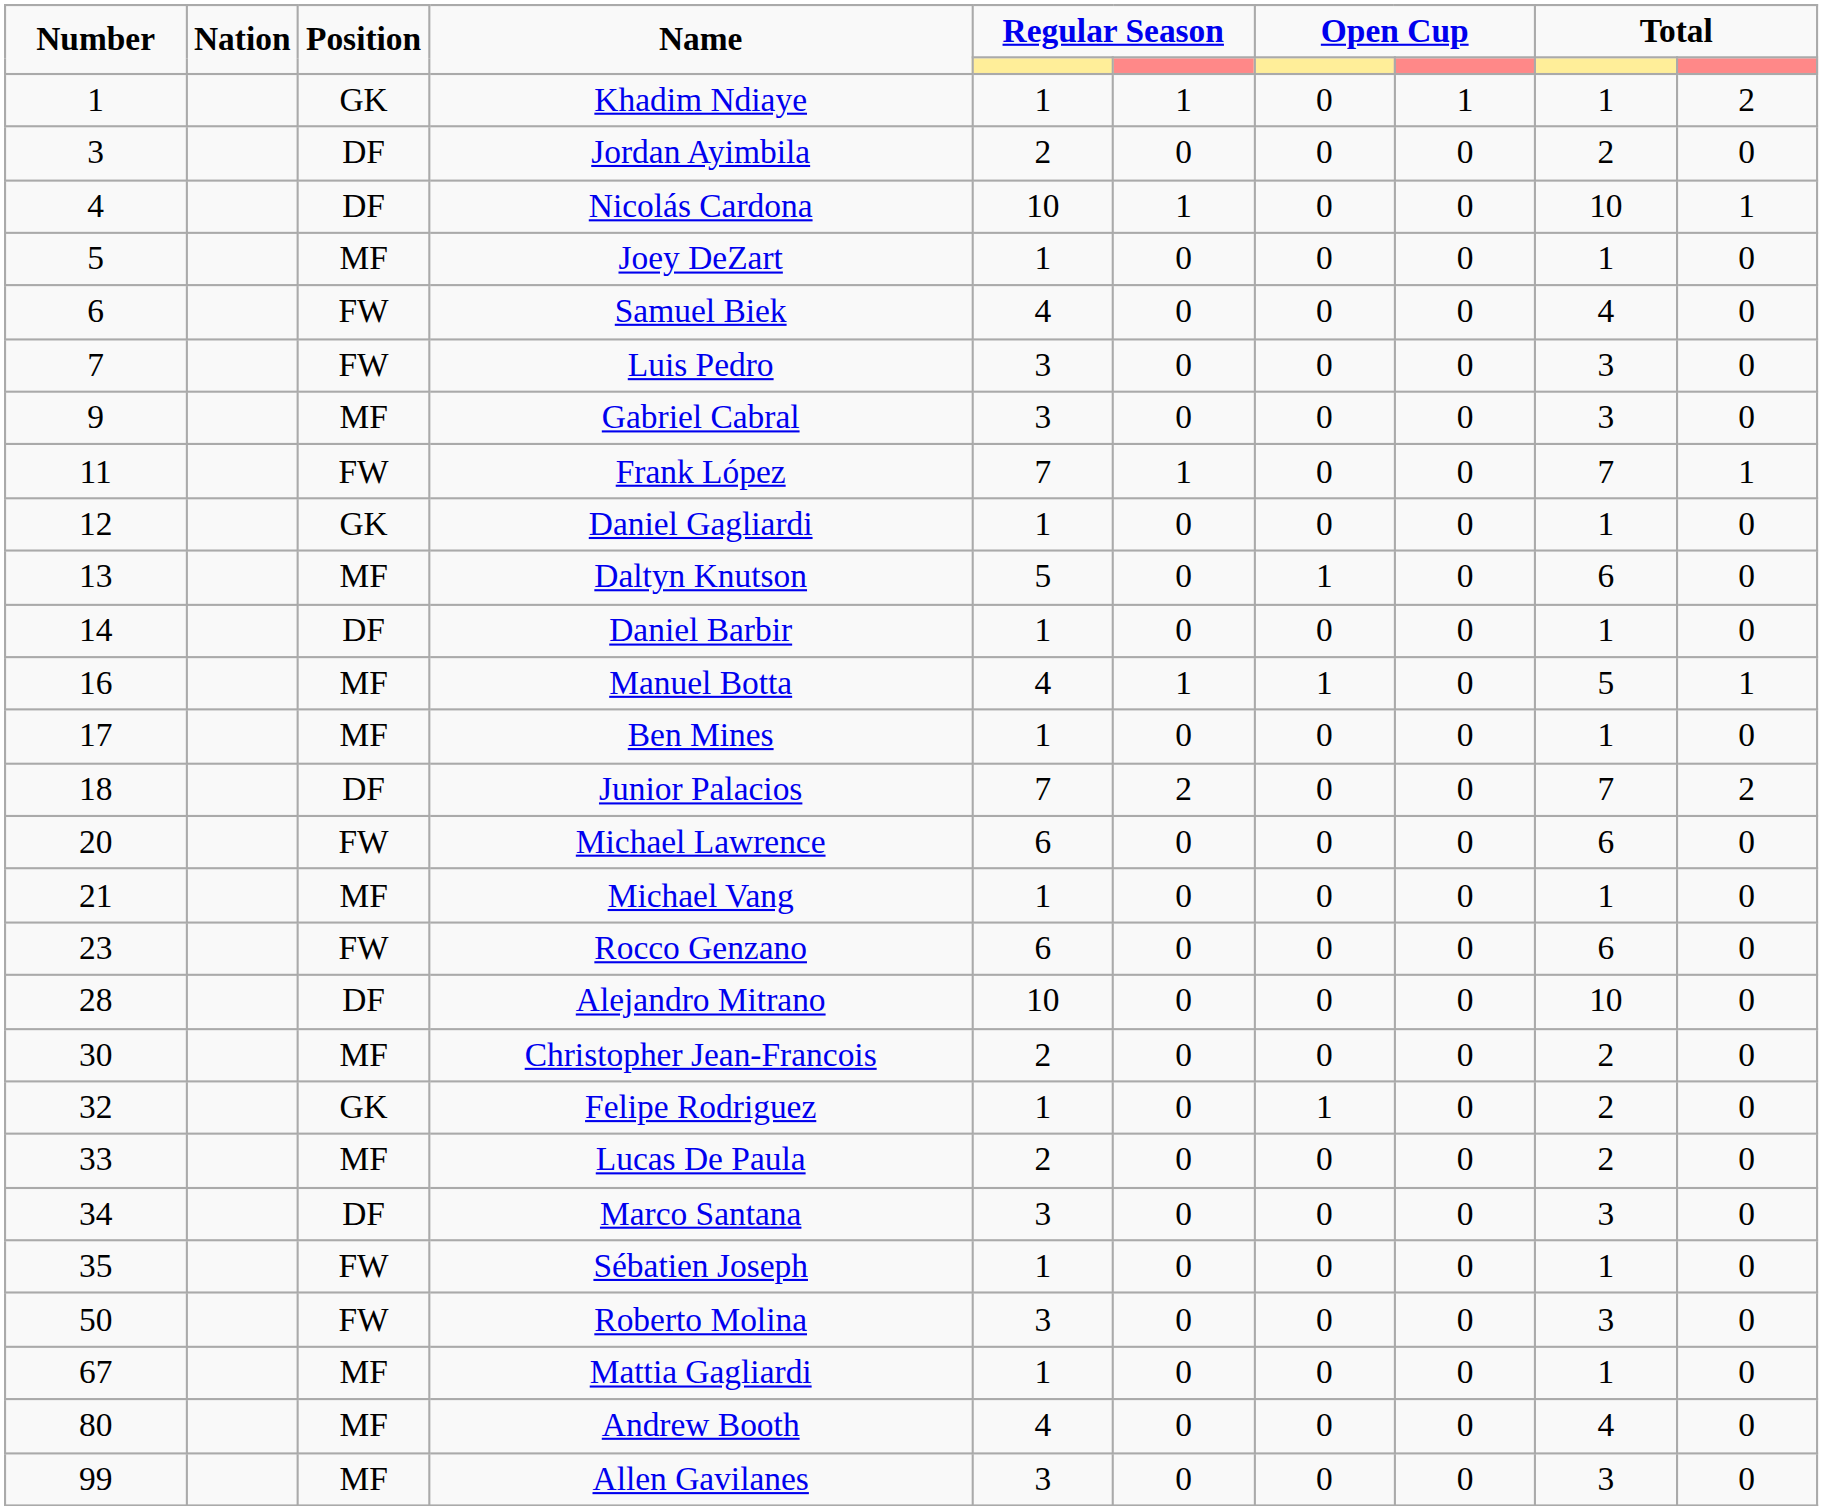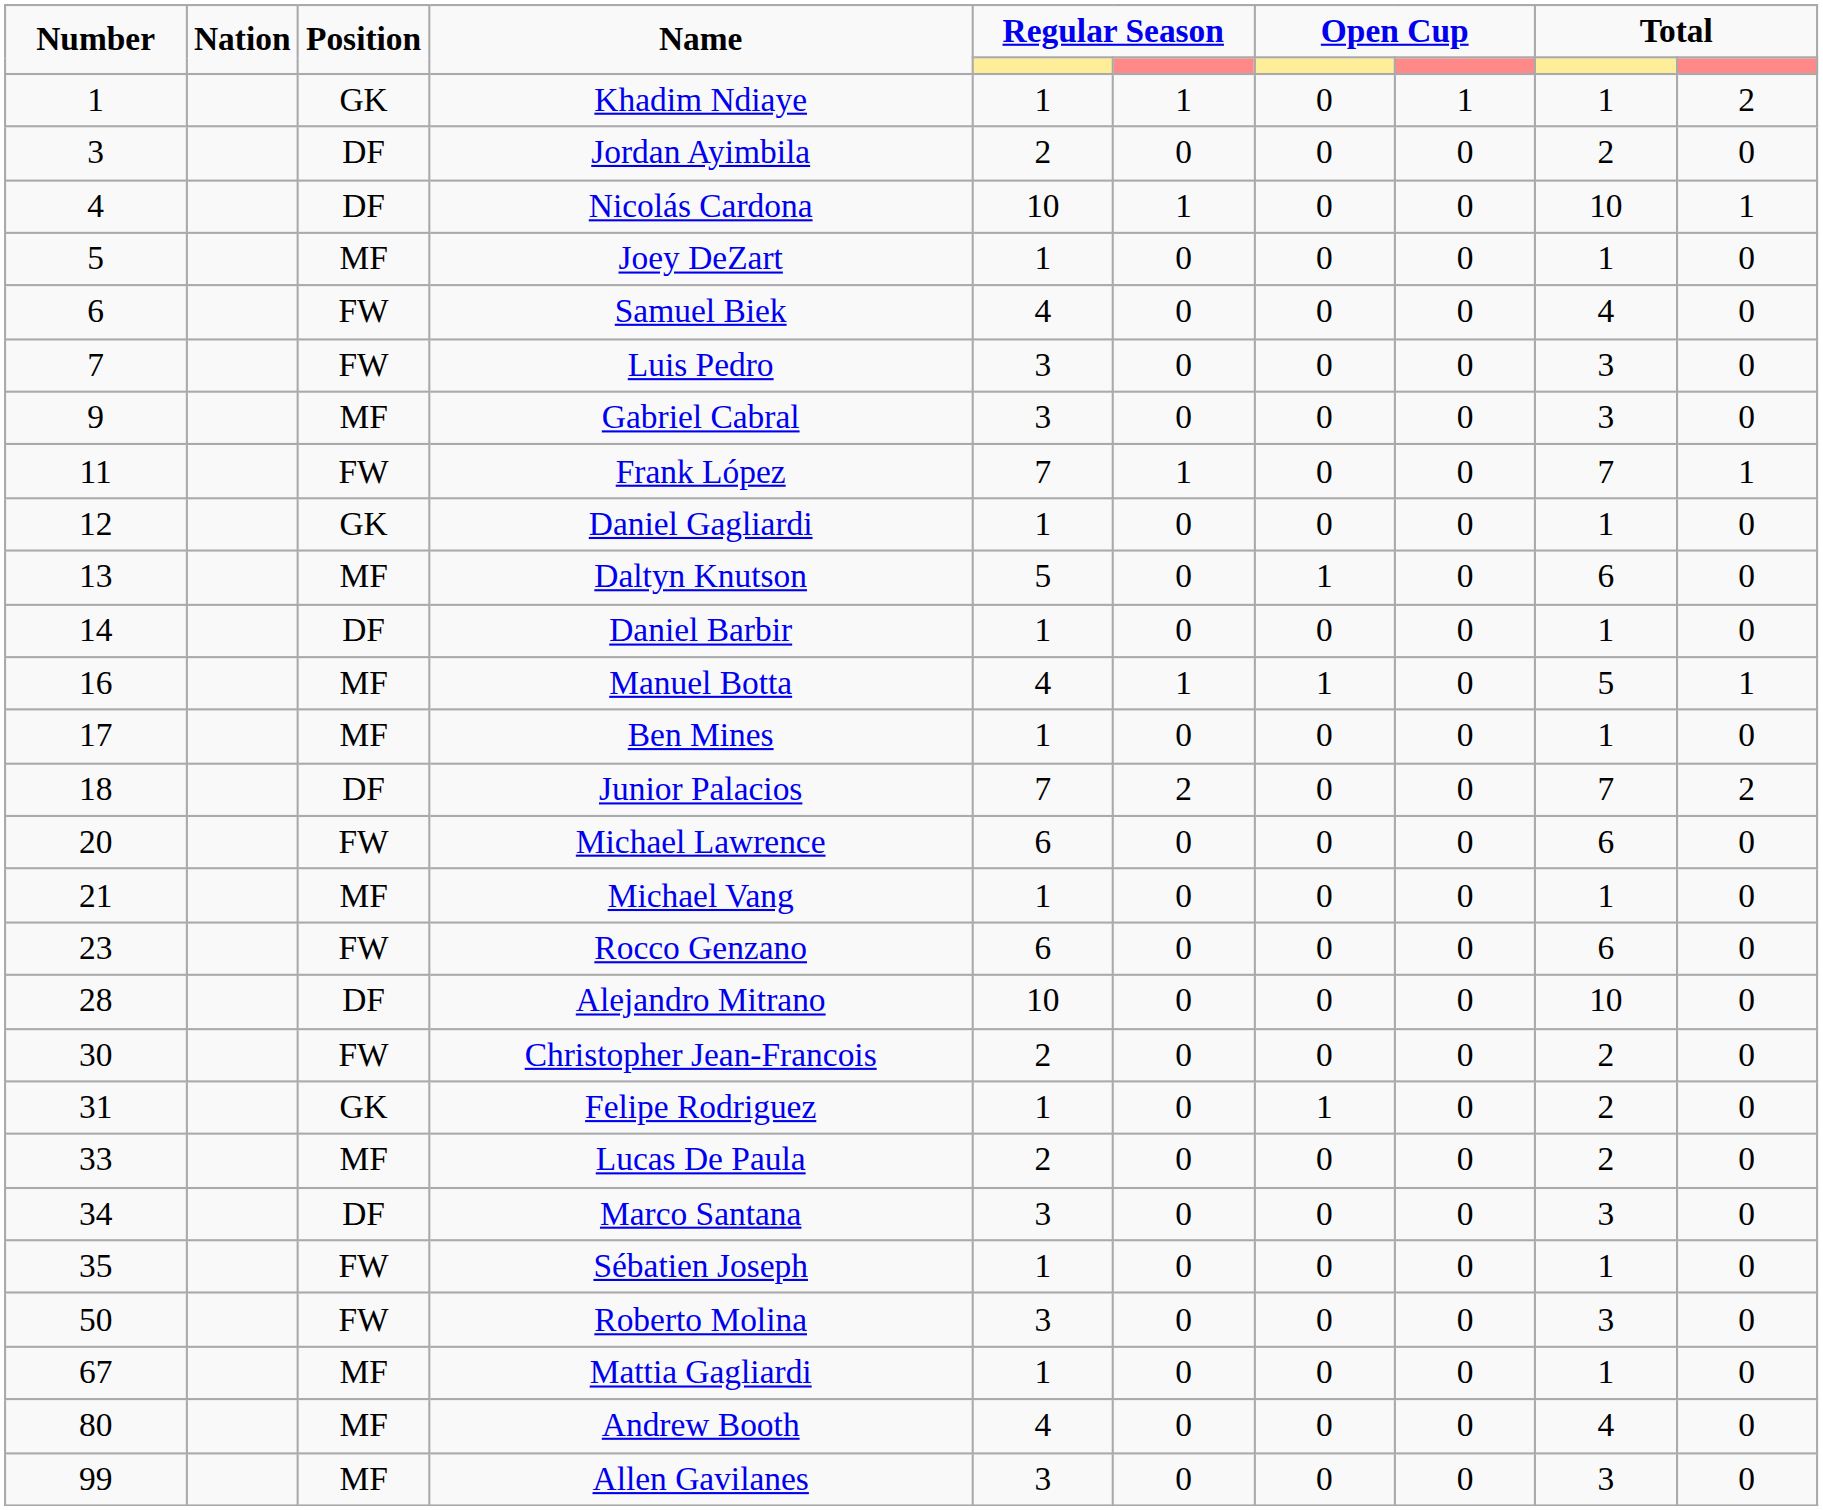(364, 1054) MF -> (364, 1054) FW
(96, 1107) 32 -> (96, 1107) 31
